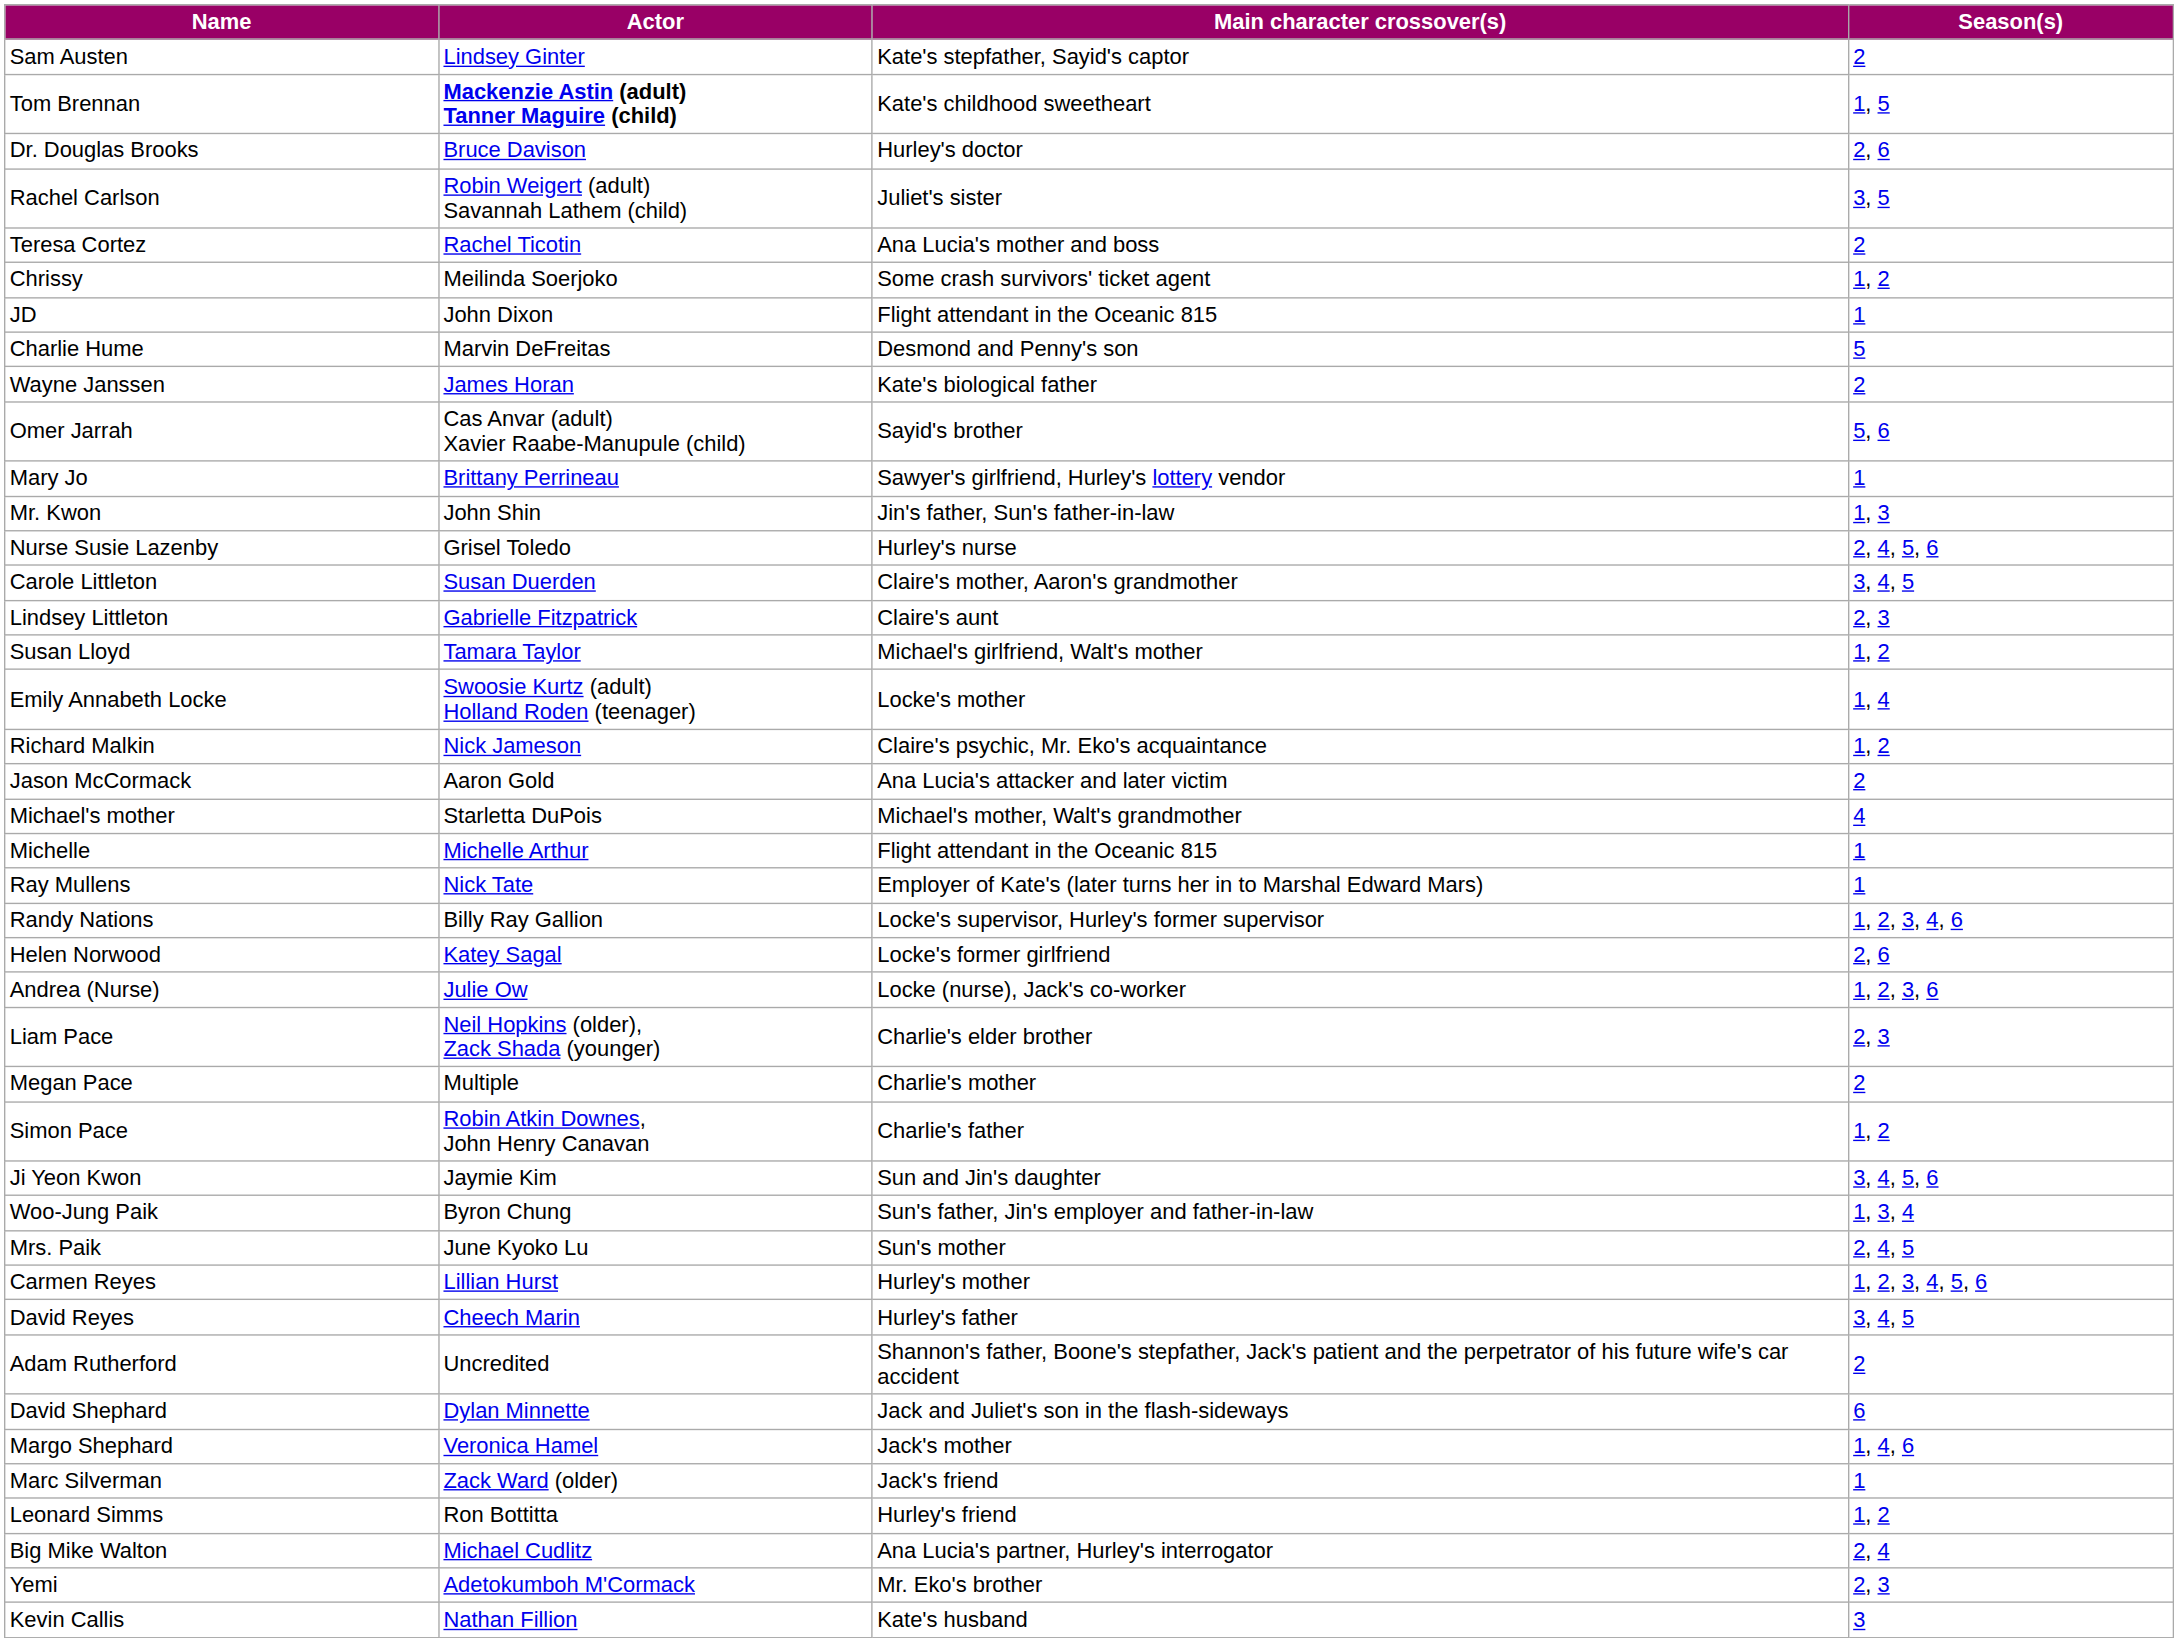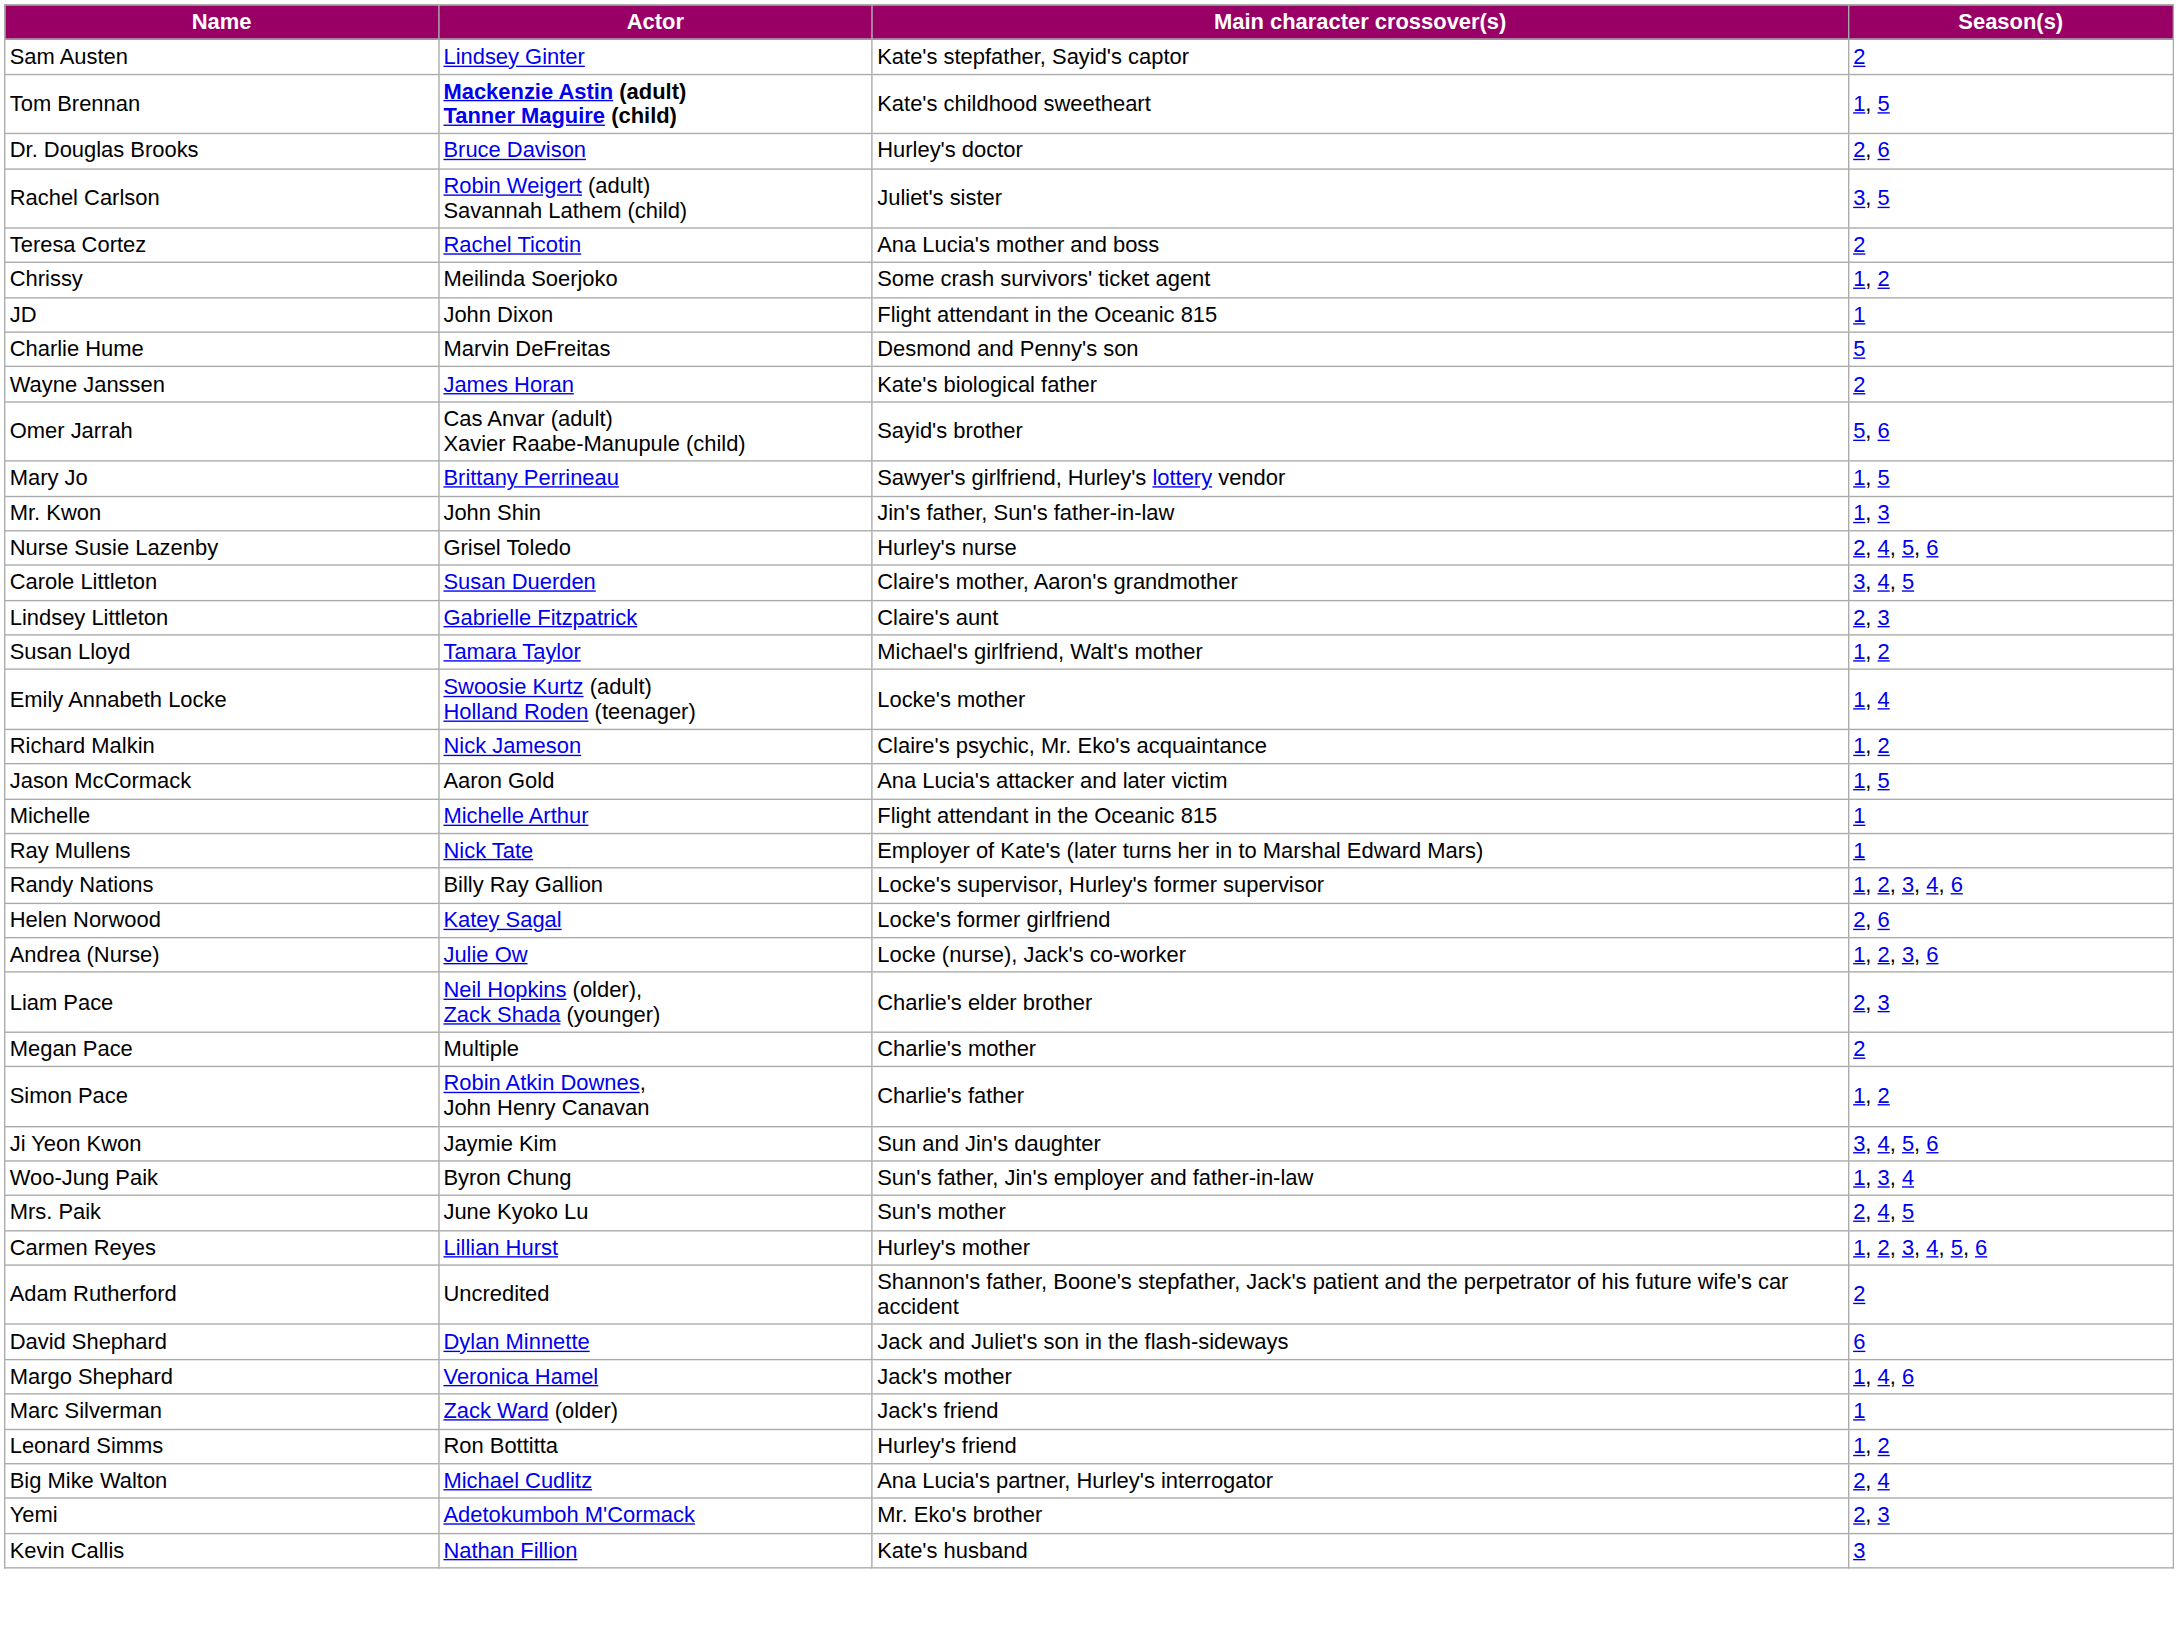(1859, 478) 1 -> (1871, 478) 1, 5
(1859, 781) 2 -> (1871, 781) 1, 5
- row: (92, 815)
- row: (72, 1317)
